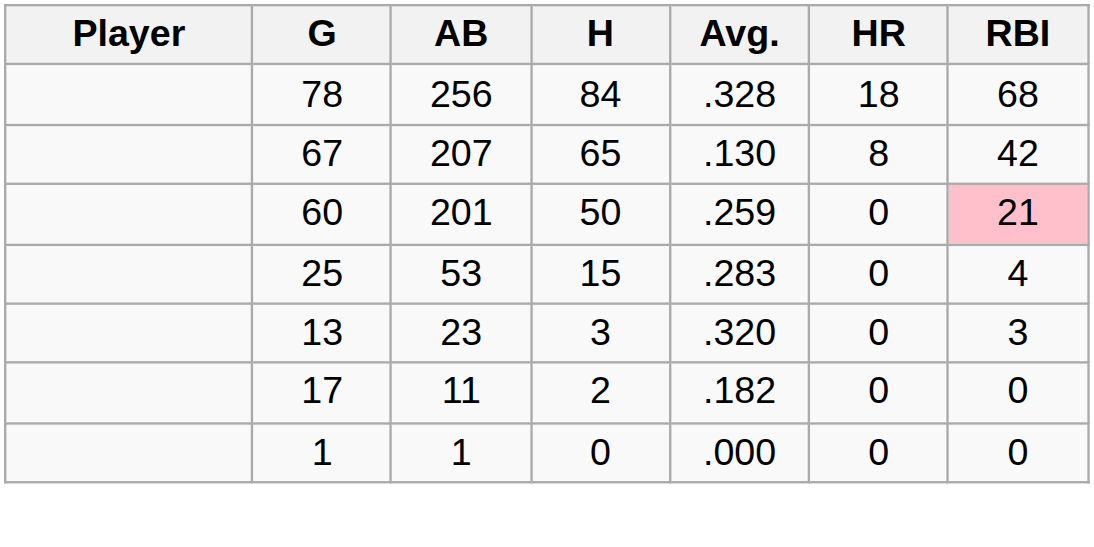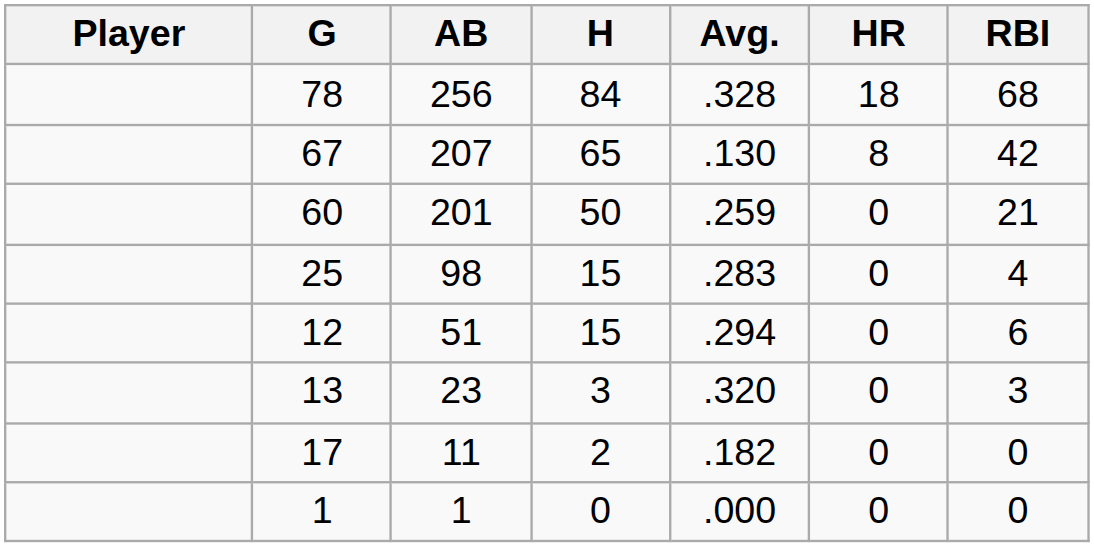(1018, 213) pink background -> (1018, 213) no background
(461, 272) 53 -> (461, 272) 98
+ row: (322, 332)
